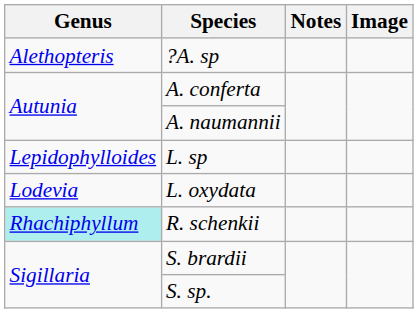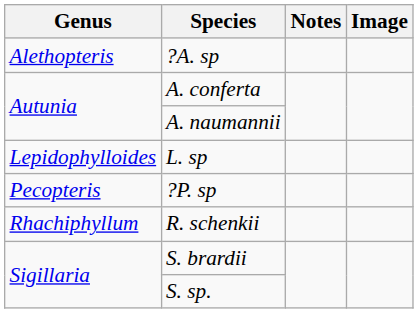- row: (211, 190)
+ row: (191, 190)
(74, 223) paleturquoise background -> (74, 223) no background
